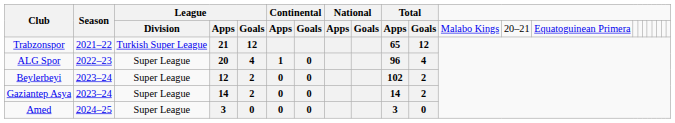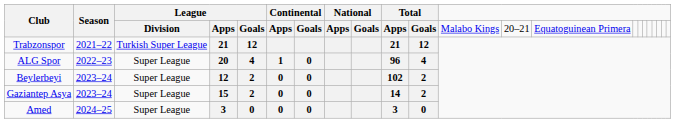(395, 45) 65 -> (395, 45) 21
(223, 93) 14 -> (223, 93) 15
